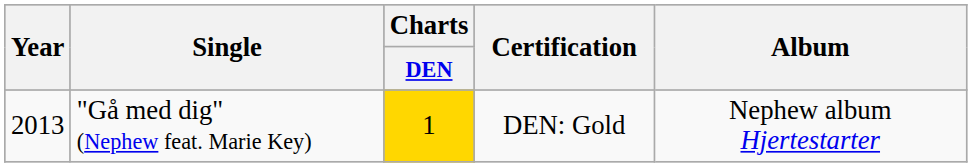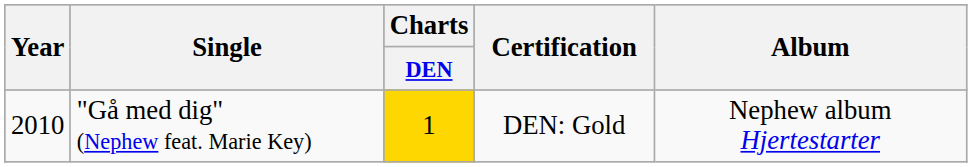(38, 125) 2013 -> (38, 125) 2010
